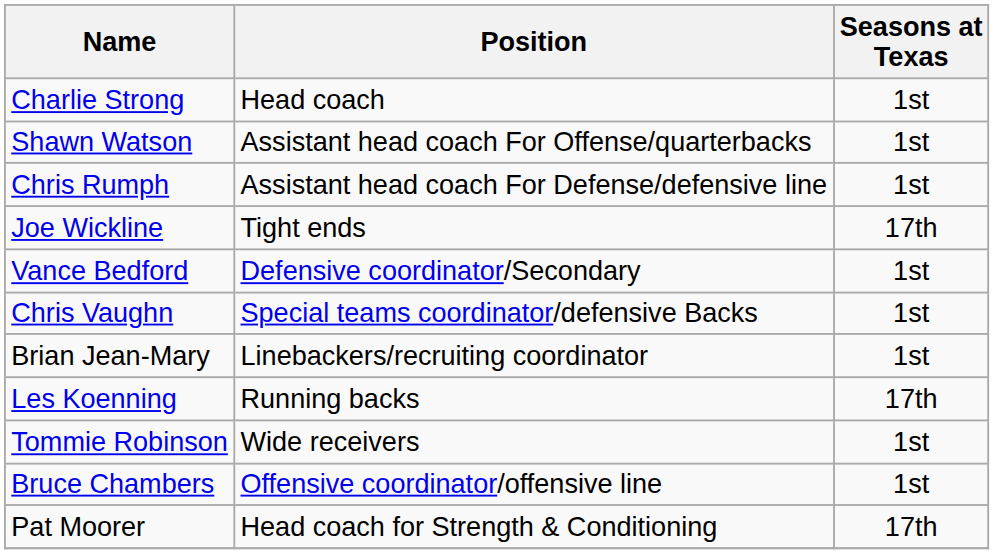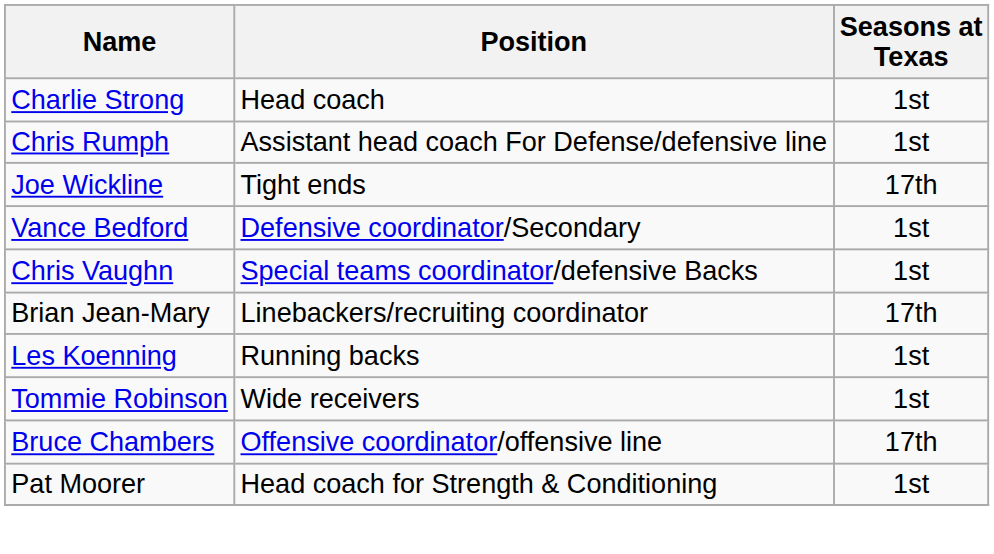- row: (102, 142)
(911, 356) 1st -> (911, 313) 17th
(911, 399) 17th -> (911, 356) 1st
(911, 484) 1st -> (911, 442) 17th
(911, 527) 17th -> (911, 484) 1st
